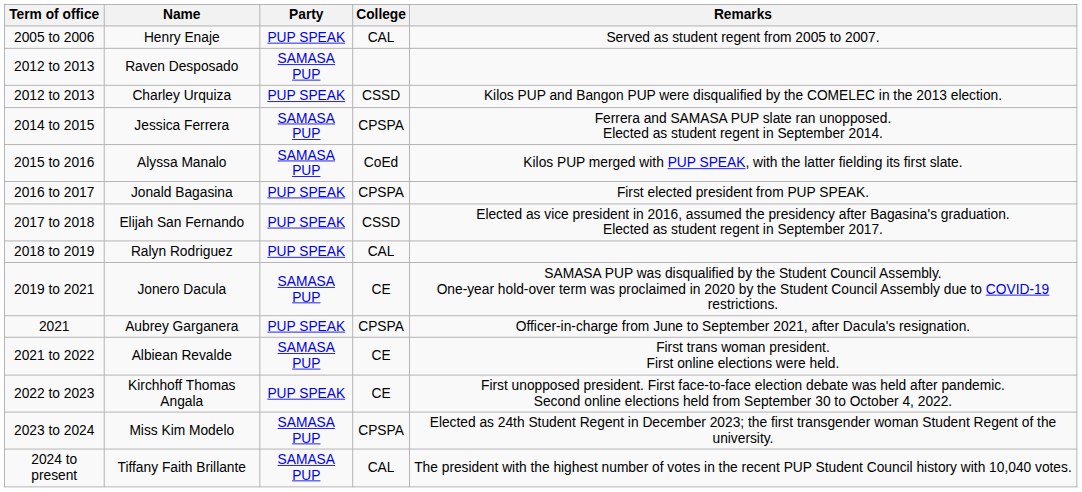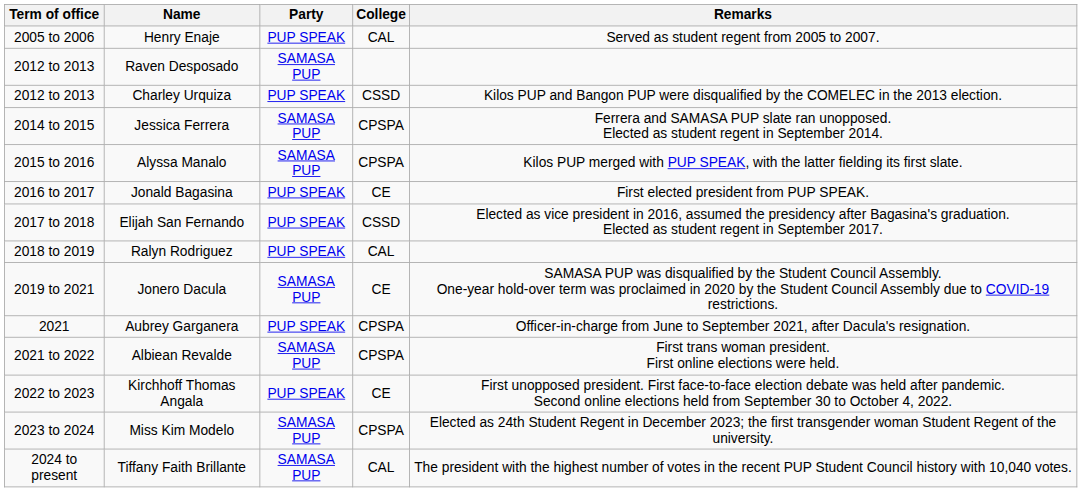(381, 163) CoEd -> (381, 163) CPSPA
(381, 192) CPSPA -> (381, 192) CE
(381, 356) CE -> (381, 356) CPSPA
